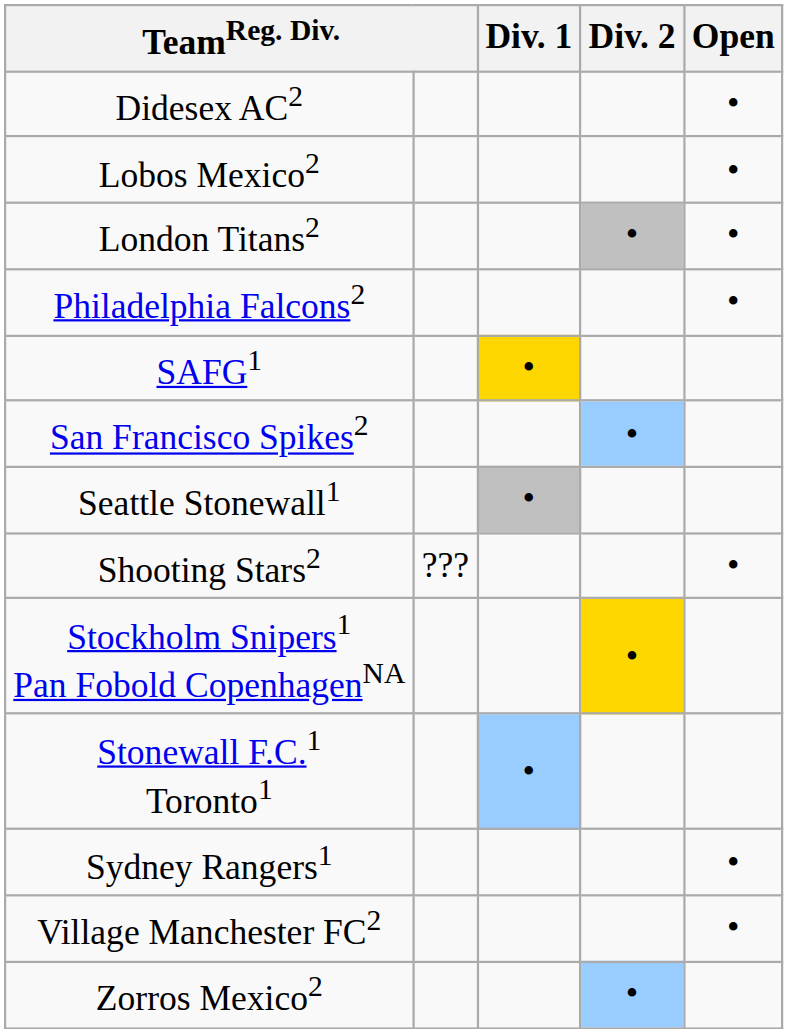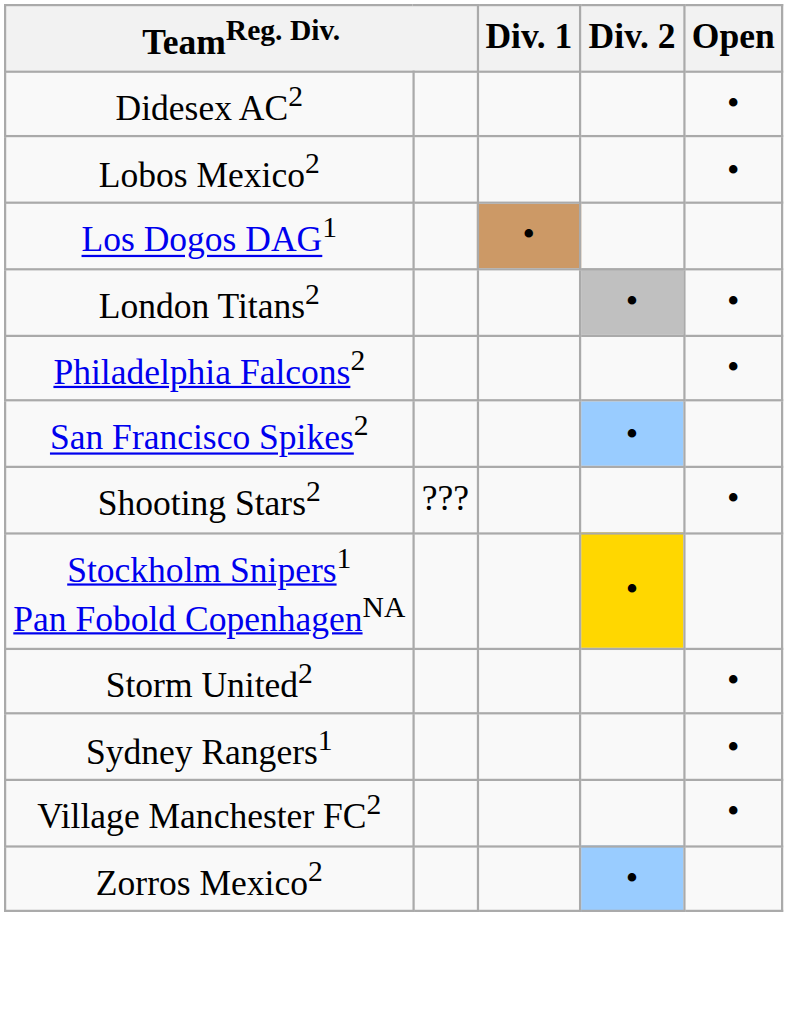+ row: (209, 235)
- row: (209, 367)
- row: (209, 499)
- row: (209, 771)
+ row: (209, 680)
